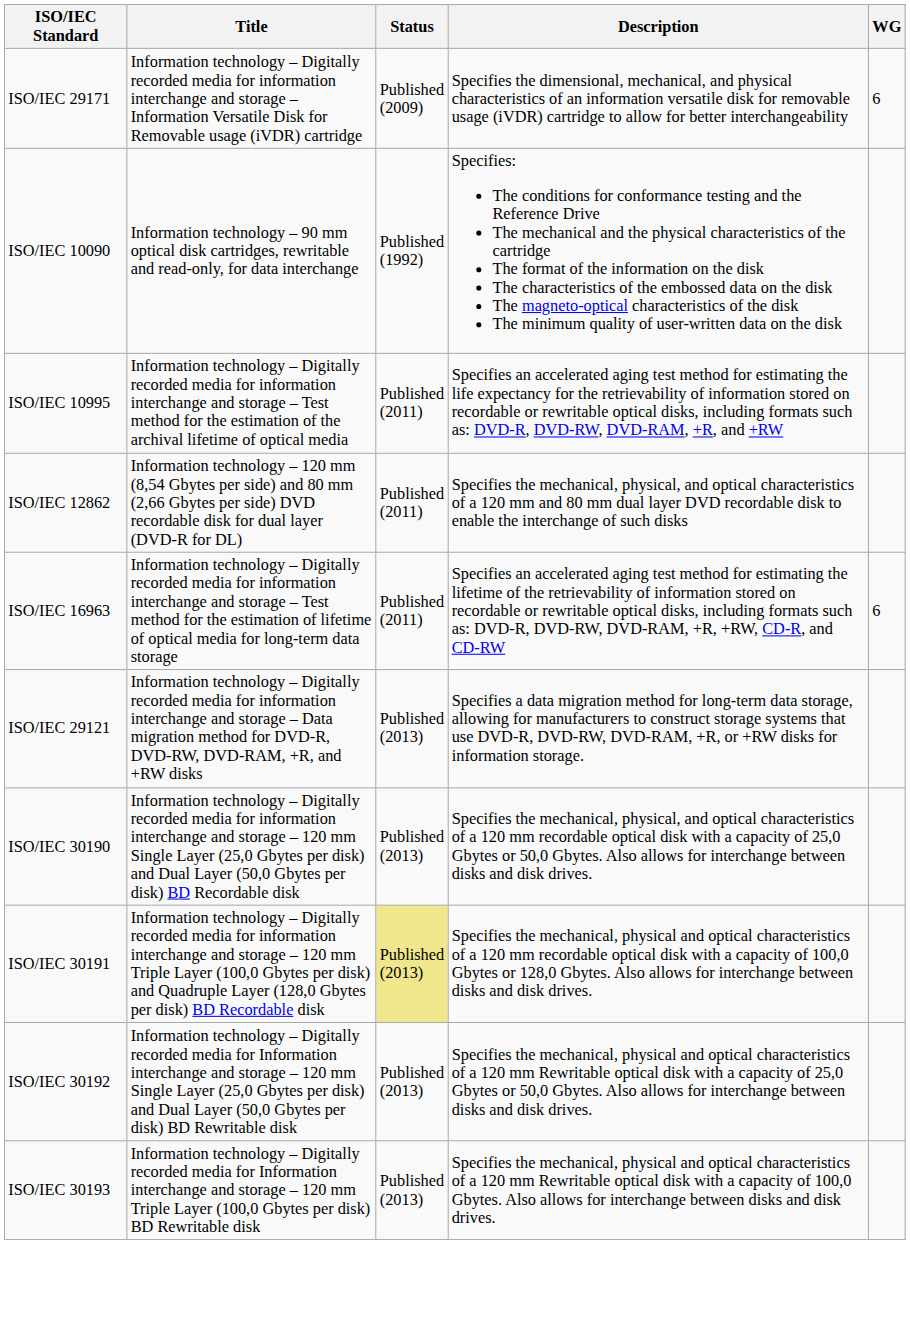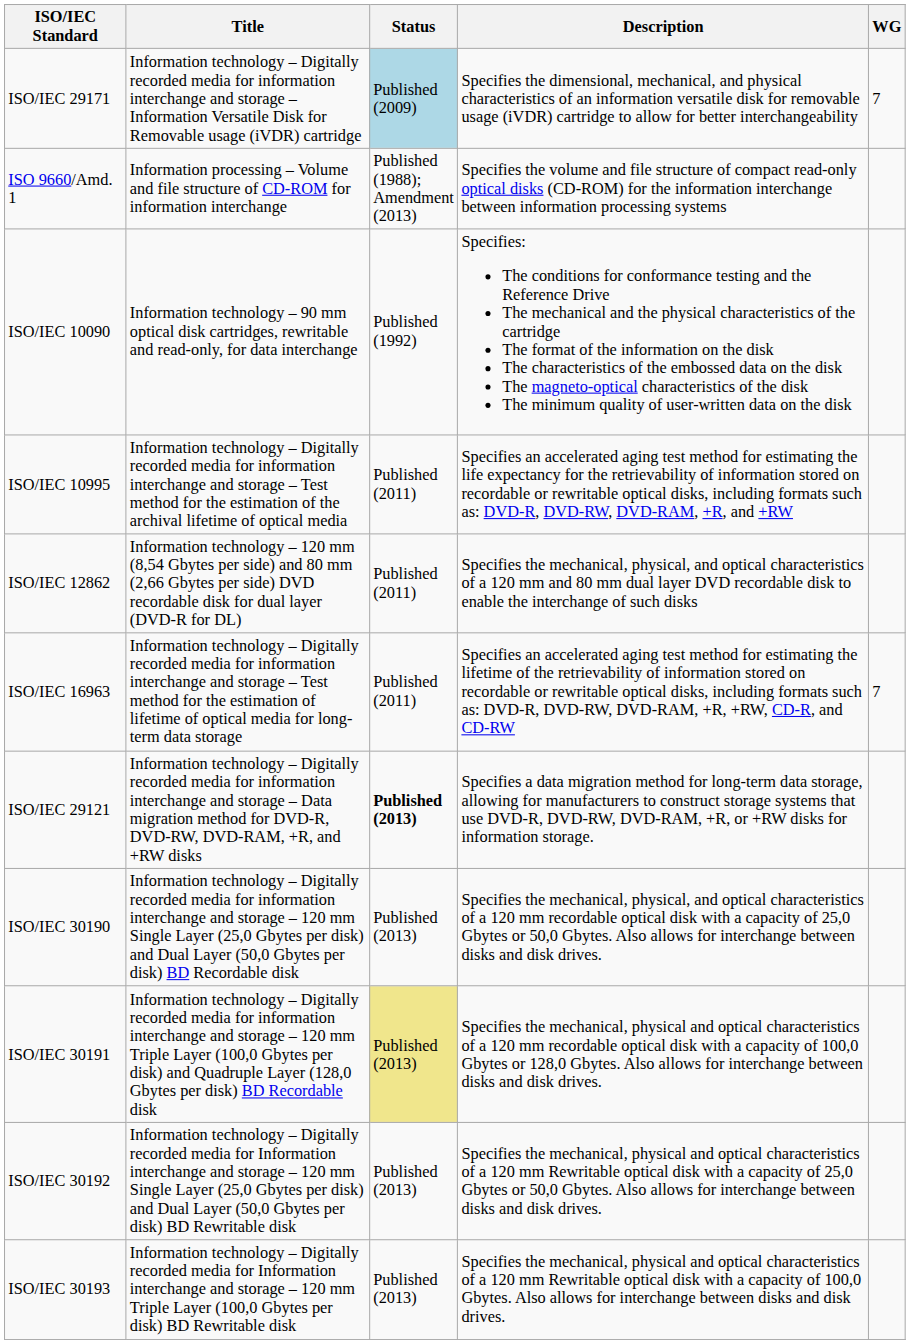(412, 98) no background -> (405, 98) lightblue background
(876, 98) 6 -> (876, 98) 7
+ row: (60, 188)
(876, 610) 6 -> (876, 691) 7
(412, 728) normal -> (408, 809) bold
